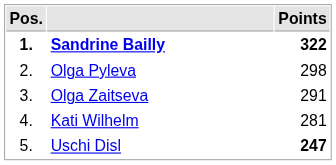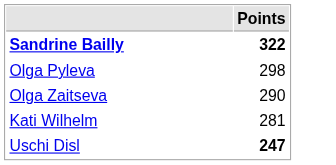- column: (26, 18)
(314, 95) 291 -> (272, 95) 290
